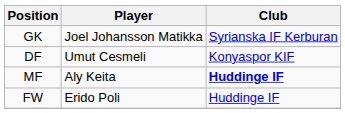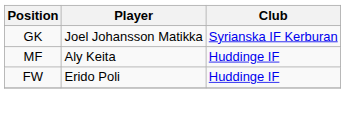- row: (33, 56)
(246, 77) bold -> (244, 56) normal
